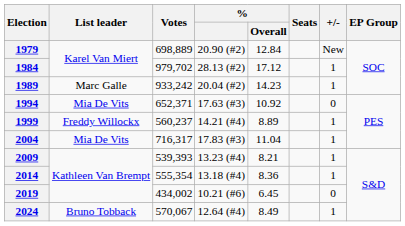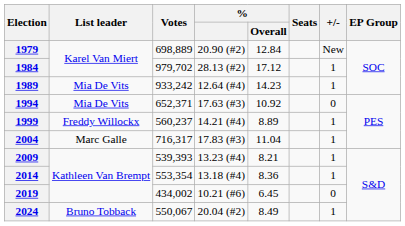(101, 85) Marc Galle -> (101, 85) Mia De Vits
(221, 85) 20.04 (#2) -> (221, 85) 12.64 (#4)
(101, 139) Mia De Vits -> (101, 139) Marc Galle
(174, 175) 555,354 -> (174, 175) 553,354
(174, 211) 570,067 -> (174, 211) 550,067
(221, 211) 12.64 (#4) -> (221, 211) 20.04 (#2)
